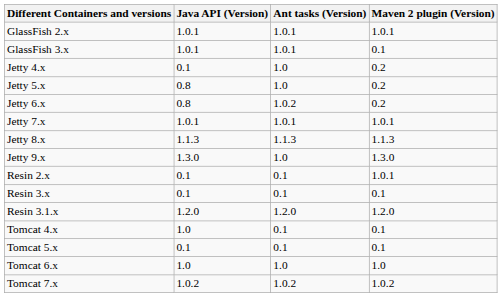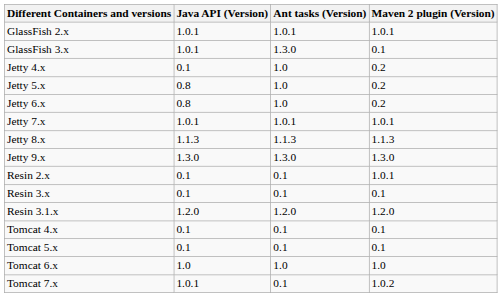(285, 49) 1.0.1 -> (285, 49) 1.3.0
(285, 103) 1.0.2 -> (280, 103) 1.0
(280, 157) 1.0 -> (285, 157) 1.3.0
(183, 229) 1.0 -> (183, 229) 0.1
(188, 283) 1.0.2 -> (188, 283) 1.0.1
(285, 283) 1.0.2 -> (280, 283) 0.1
